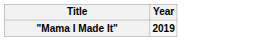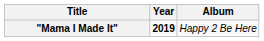+ column: (218, 12)
